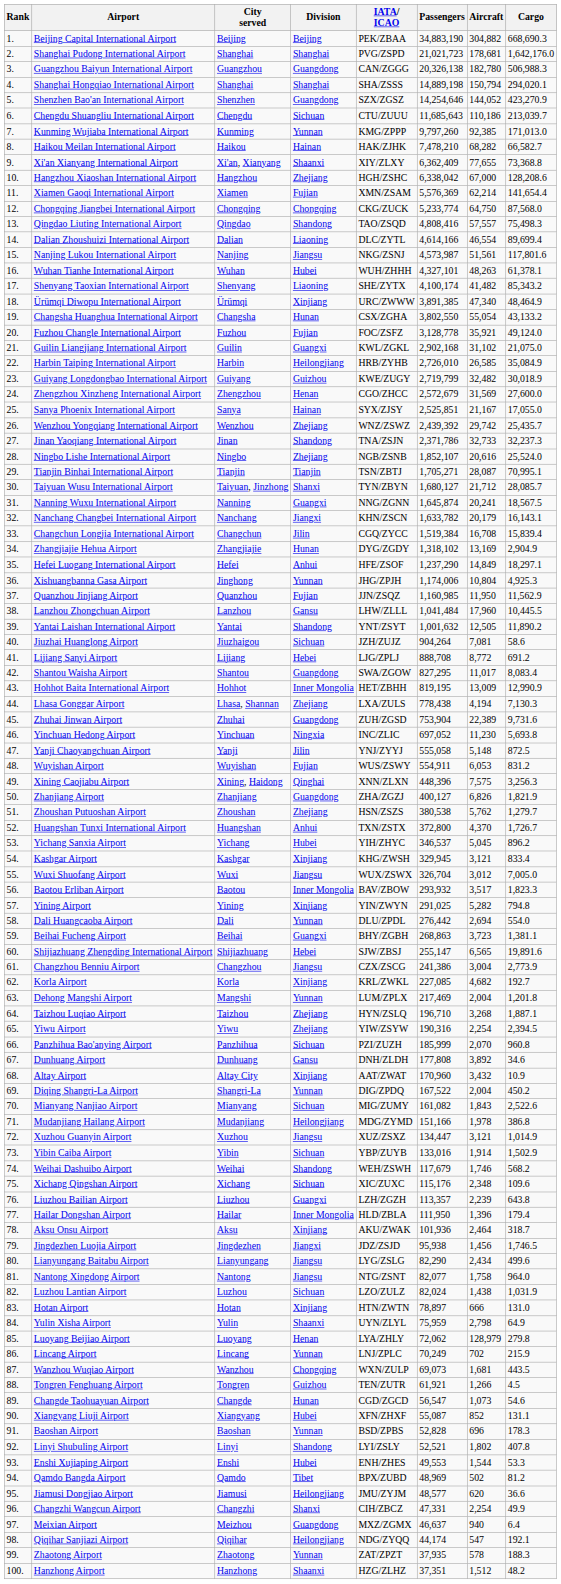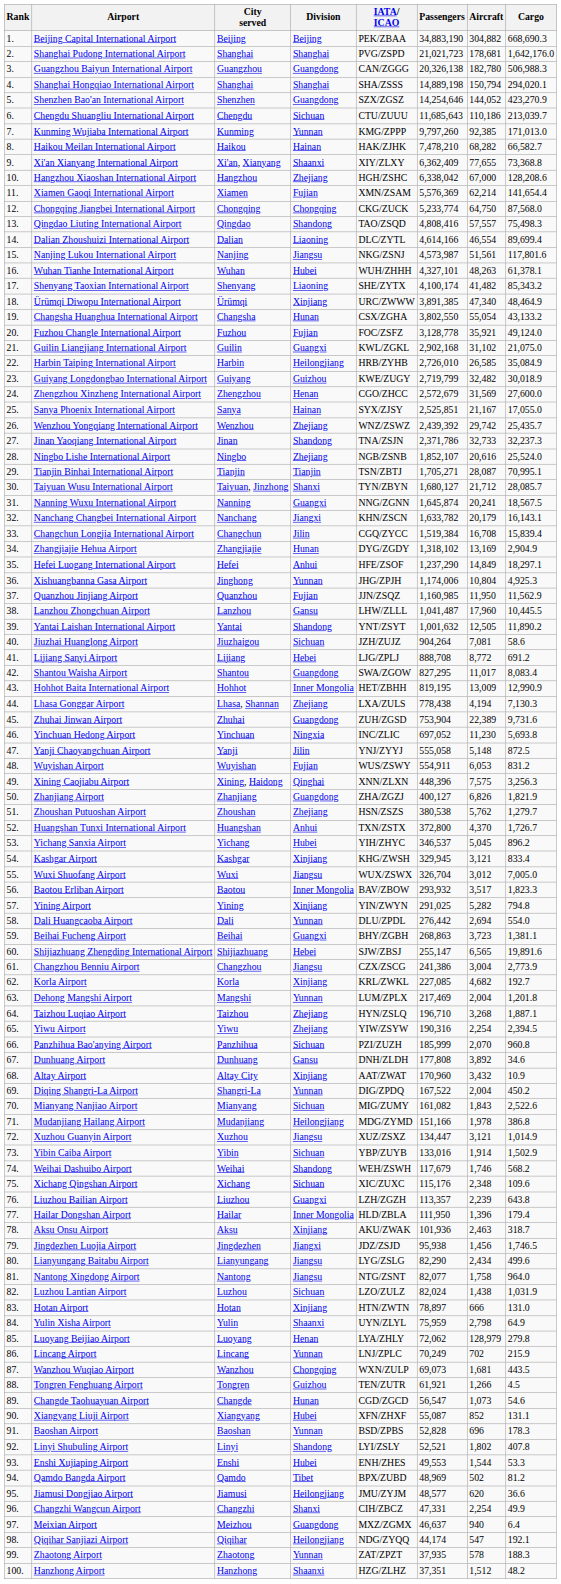(439, 611) 1,041,484 -> (439, 611) 1,041,487
(480, 1230) 2,464 -> (480, 1230) 2,463
